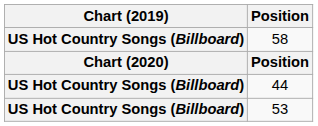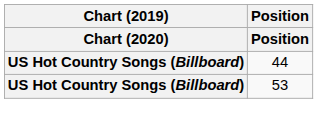- row: (280, 39)
